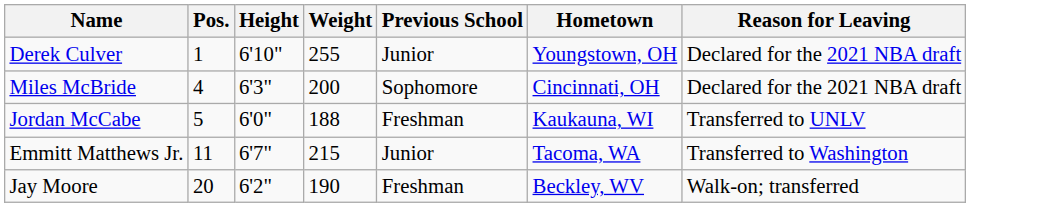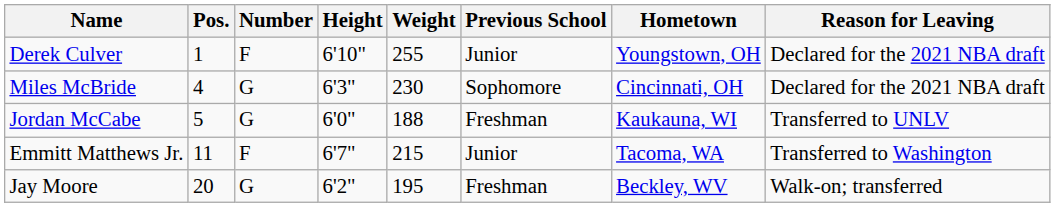+ column: (276, 20)
(324, 86) 200 -> (408, 86) 230
(324, 185) 190 -> (408, 185) 195
